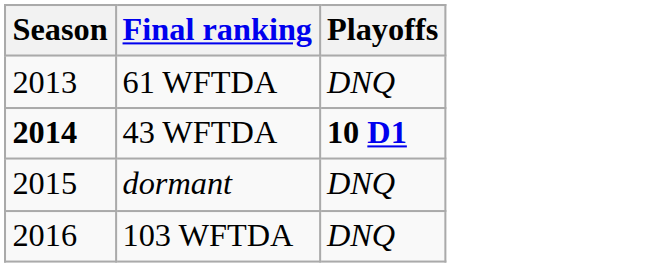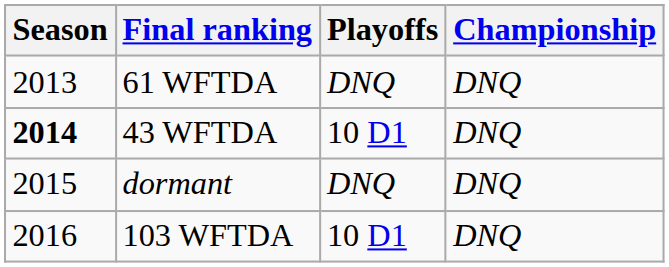+ column: (555, 30)
(367, 132) bold -> (367, 132) normal
(361, 235) DNQ -> (367, 235) 10 D1
